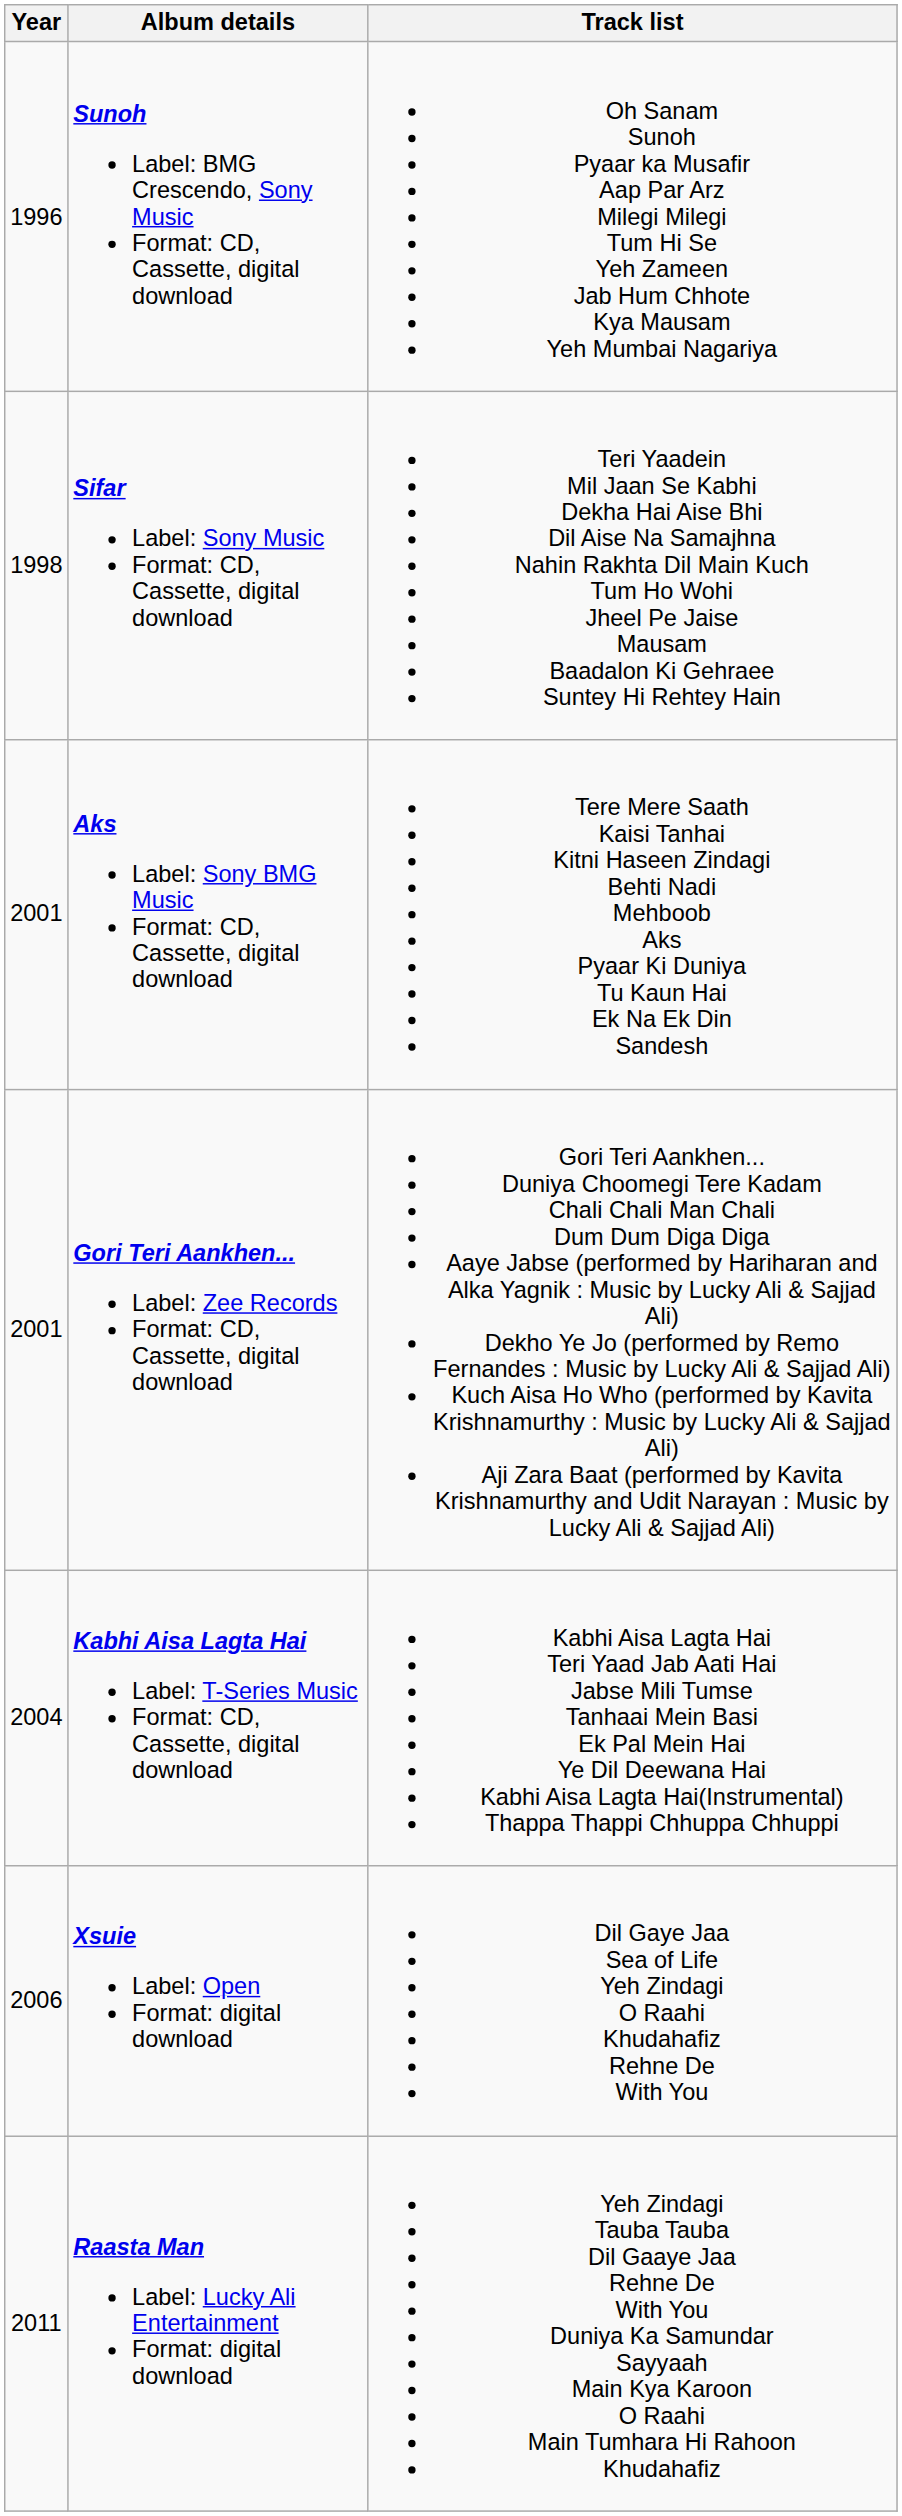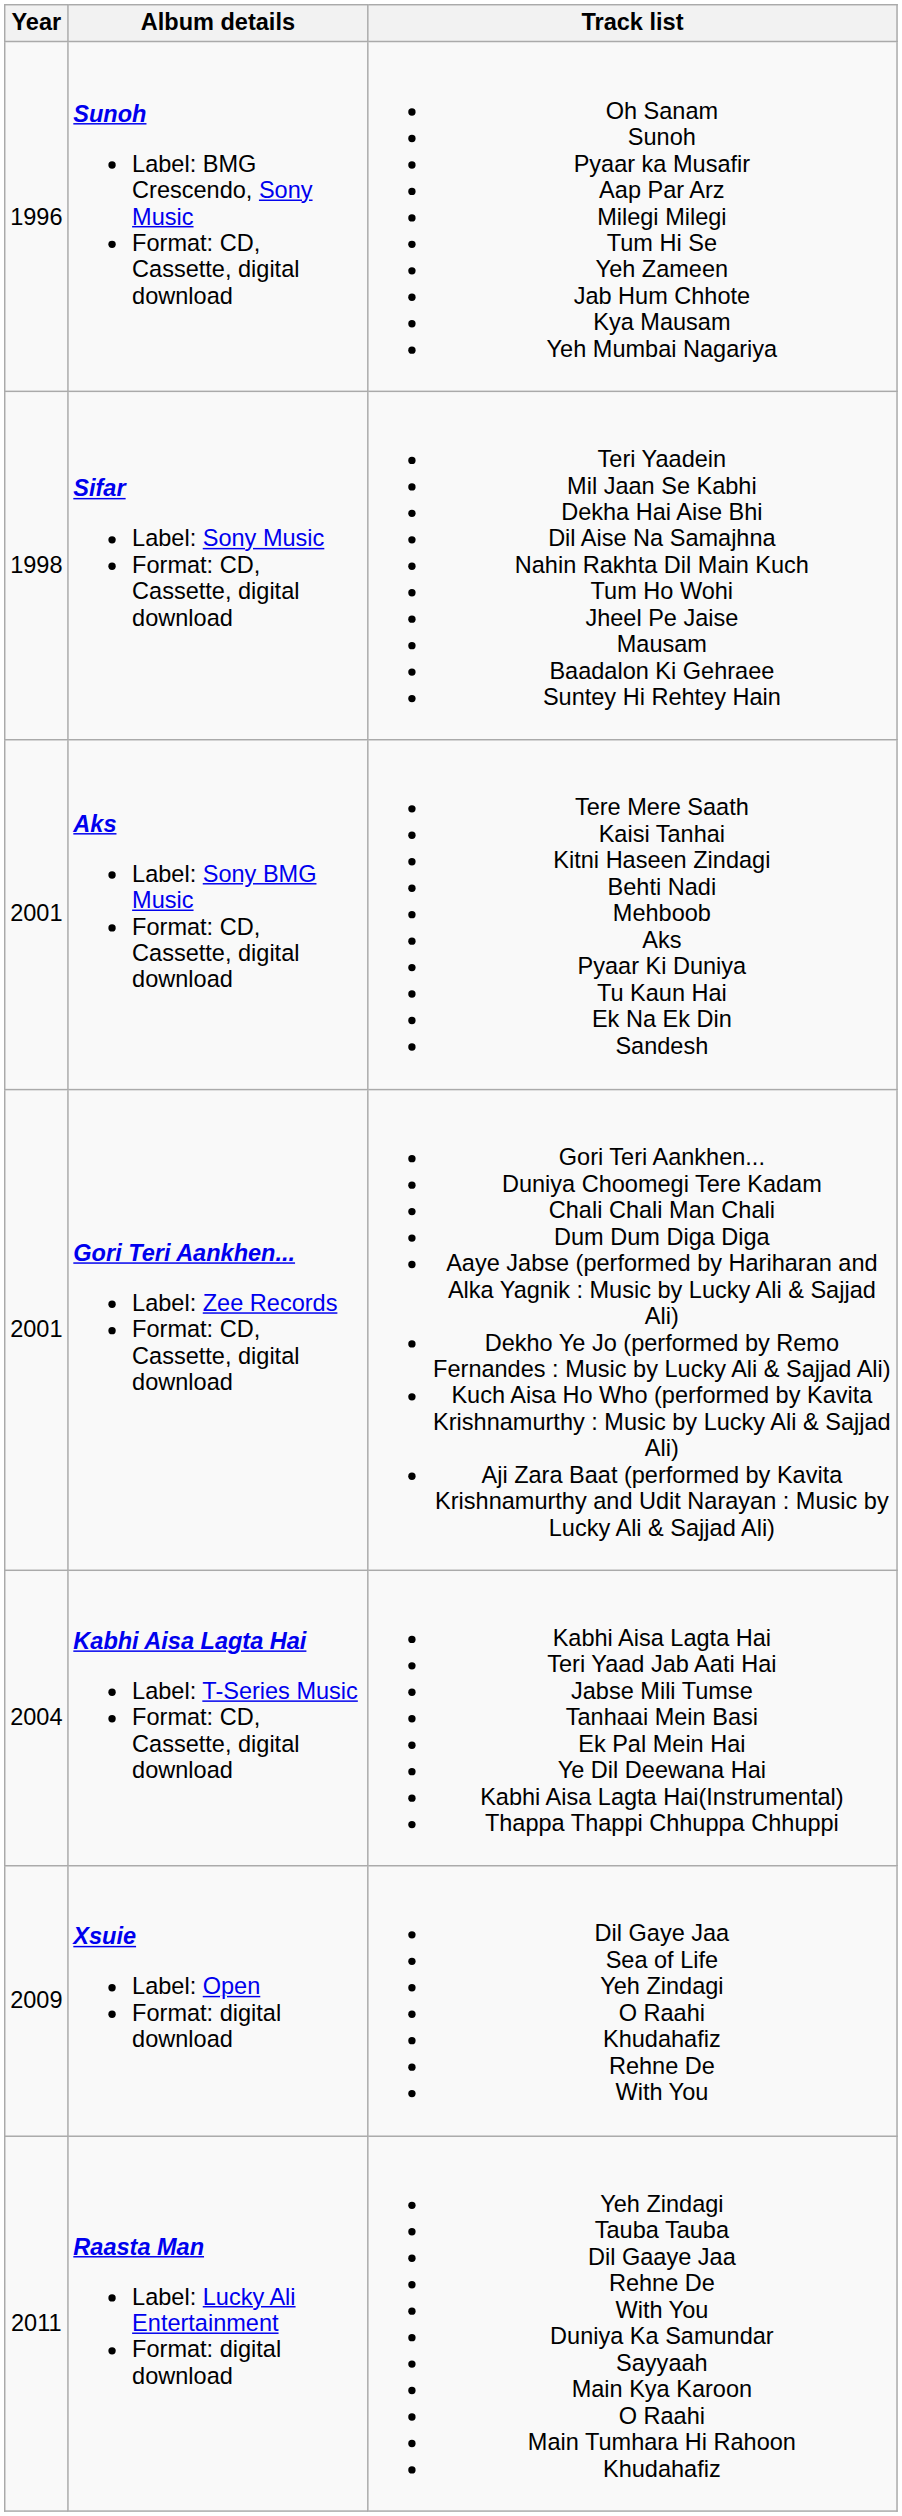(36, 2000) 2006 -> (36, 2000) 2009
